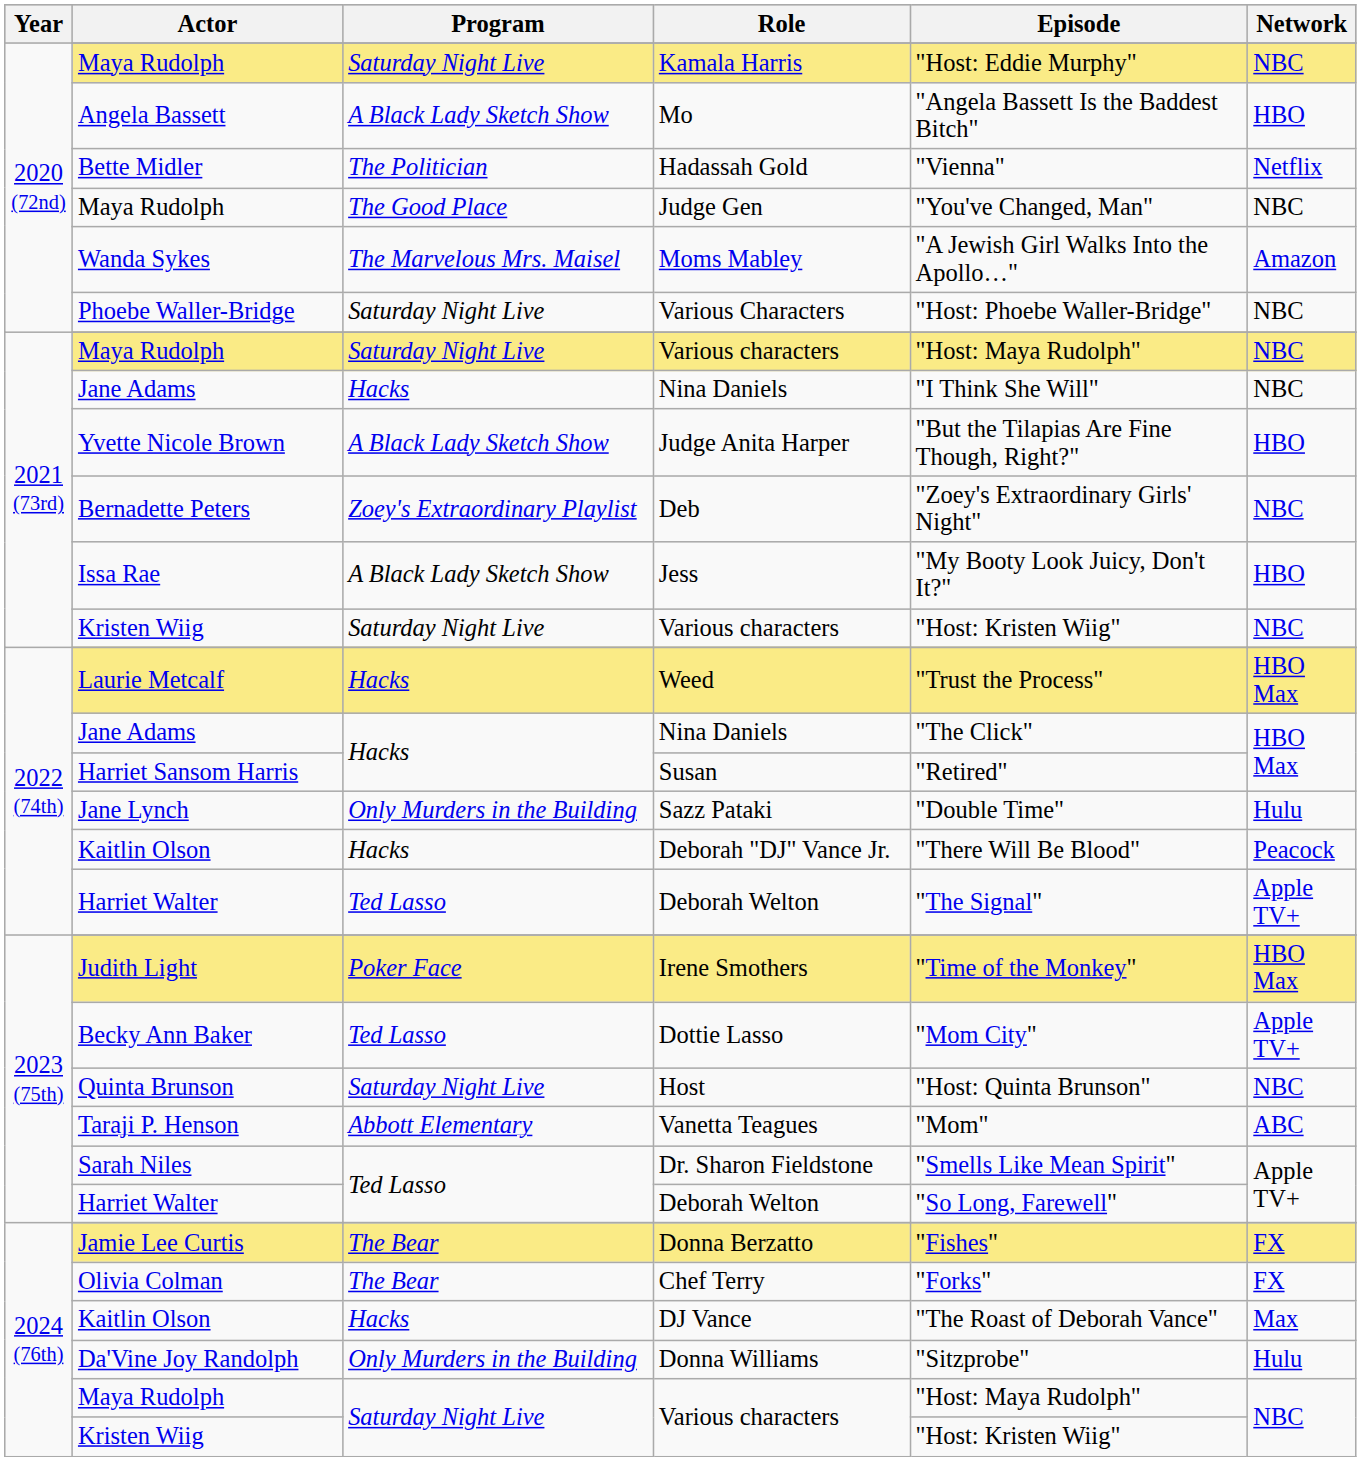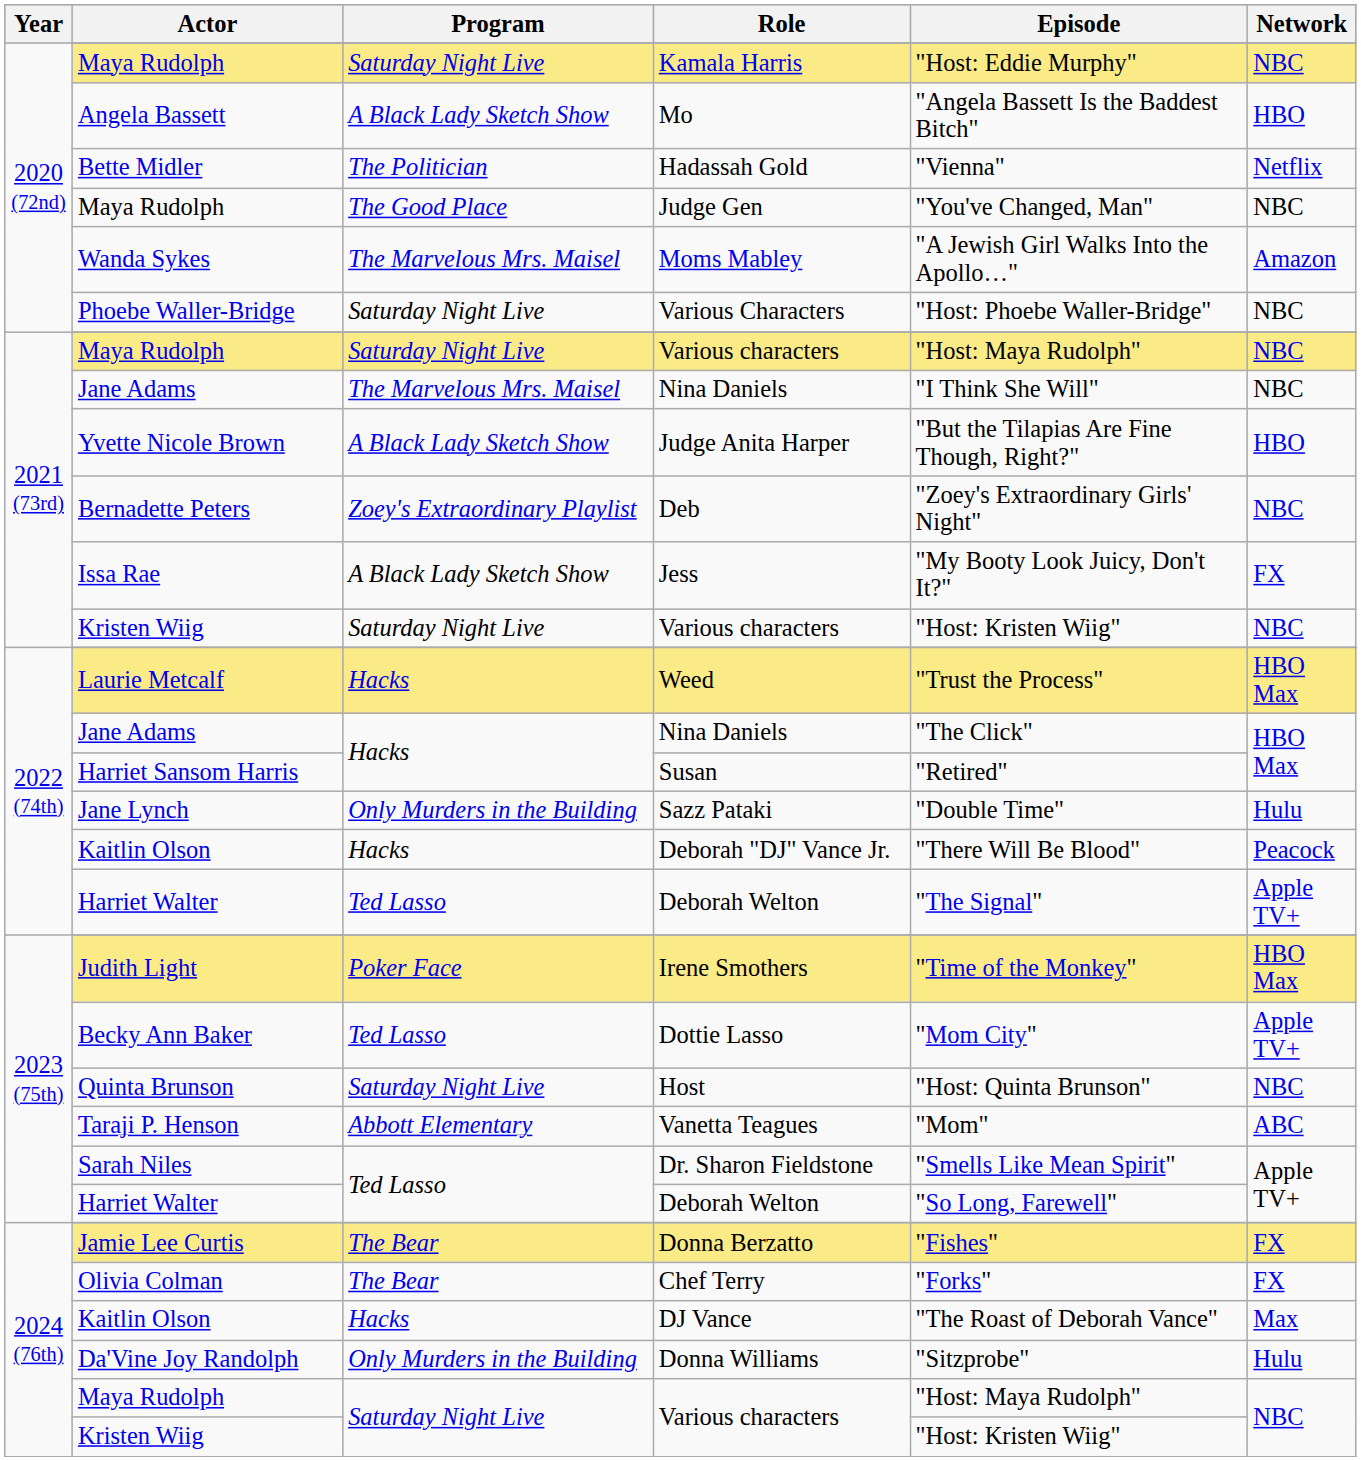(379, 389) Hacks -> (484, 389) The Marvelous Mrs. Maisel
(1279, 574) HBO -> (1269, 574) FX
